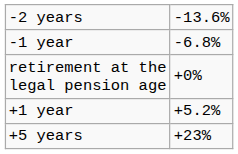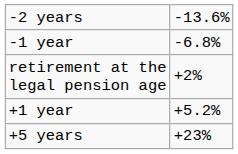(188, 77) +0% -> (188, 77) +2%
